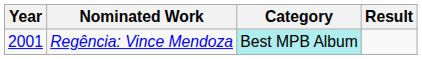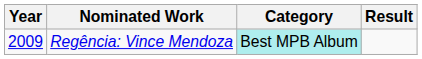(26, 41) 2001 -> (26, 41) 2009
